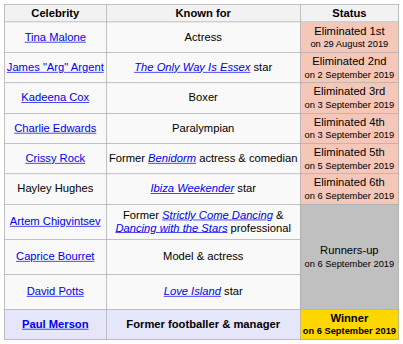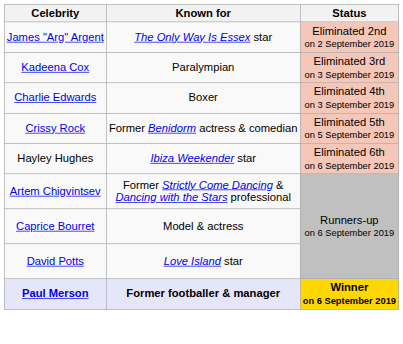- row: (55, 37)
(203, 98) Boxer -> (203, 67) Paralympian
(203, 128) Paralympian -> (203, 98) Boxer
